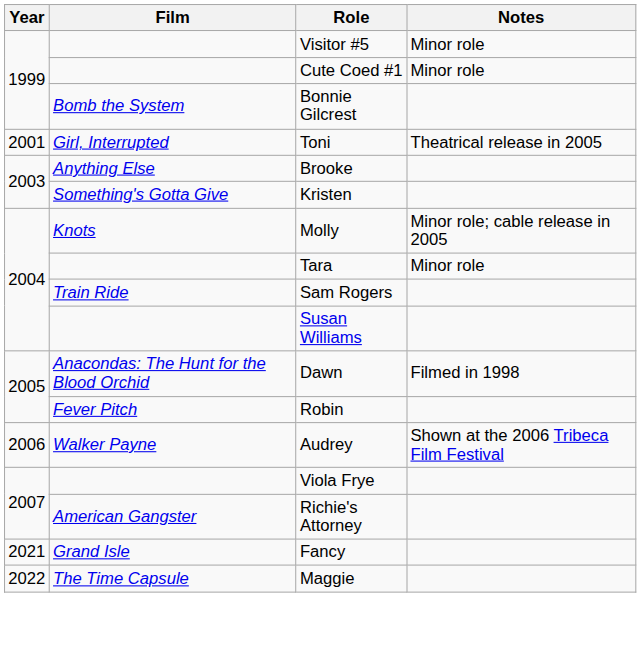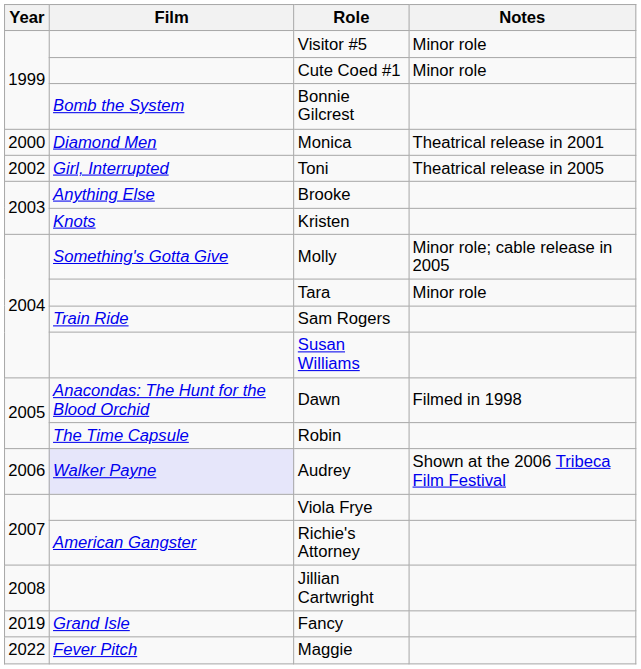+ row: (325, 141)
(27, 141) 2001 -> (27, 168) 2002
(141, 194) Something's Gotta Give -> (74, 221) Knots
(74, 230) Knots -> (141, 256) Something's Gotta Give
(95, 409) Fever Pitch -> (121, 435) The Time Capsule
(105, 445) no background -> (105, 471) lavender background
+ row: (336, 588)
(27, 552) 2021 -> (27, 623) 2019
(121, 578) The Time Capsule -> (95, 650) Fever Pitch
